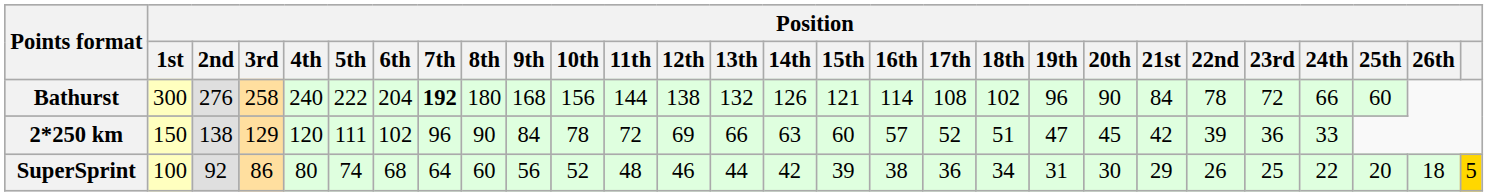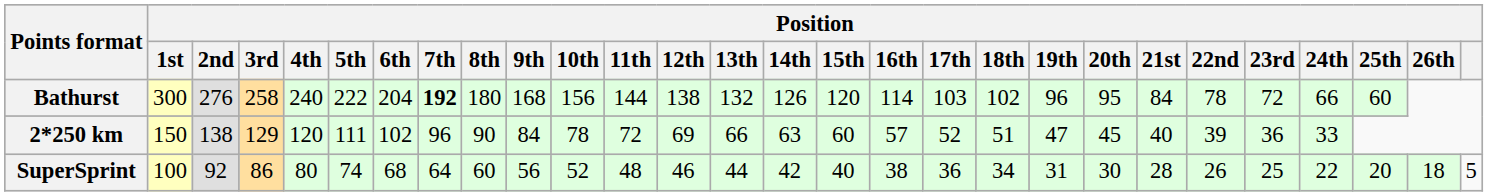(843, 97) 121 -> (843, 97) 120
(950, 97) 108 -> (950, 97) 103
(1110, 97) 90 -> (1110, 97) 95
(1161, 134) 42 -> (1161, 134) 40
(843, 171) 39 -> (843, 171) 40
(1161, 171) 29 -> (1161, 171) 28
(1471, 171) gold background -> (1471, 171) no background
